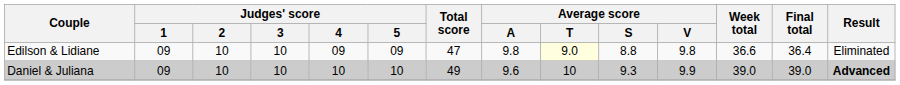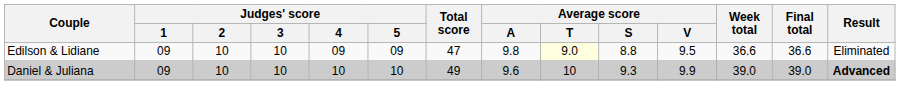(687, 52) 9.8 -> (687, 52) 9.5
(800, 52) 36.4 -> (800, 52) 36.6
